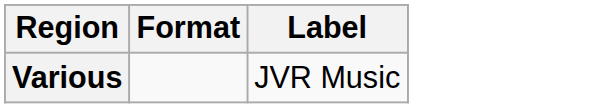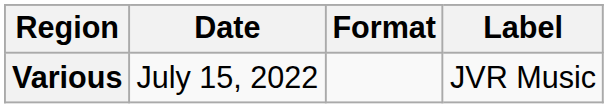+ column: (227, 28)
